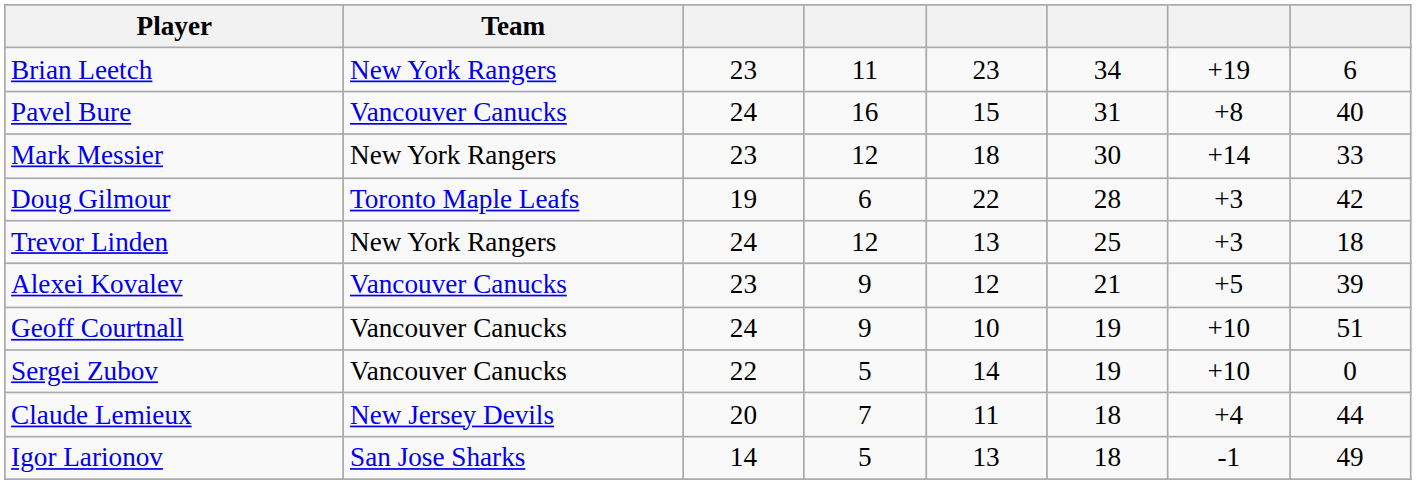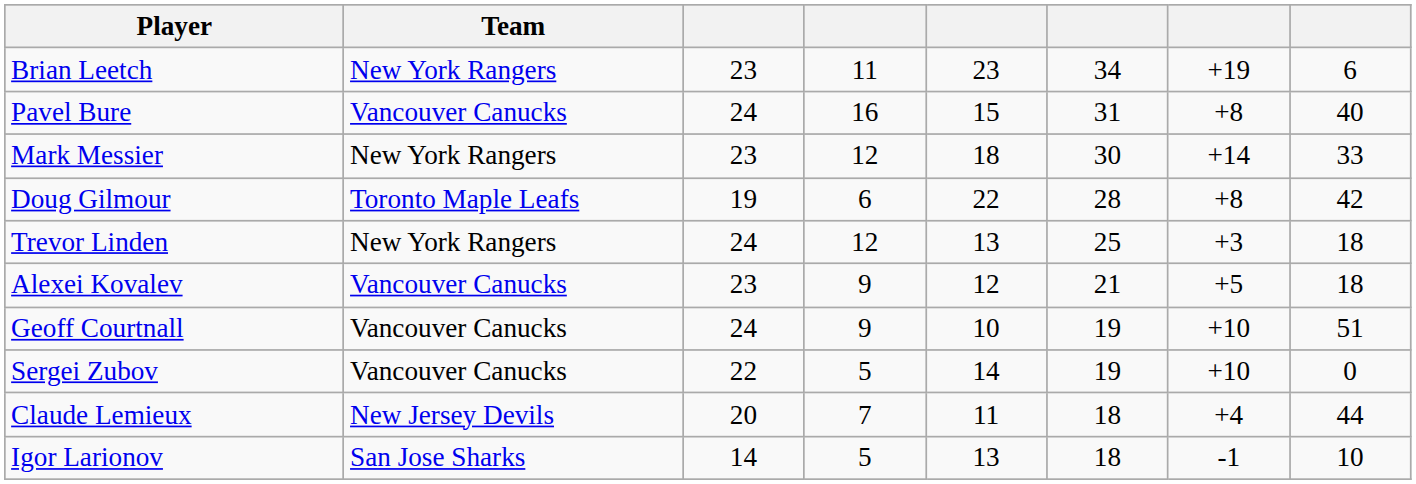(1229, 198) +3 -> (1229, 198) +8
(1350, 284) 39 -> (1350, 284) 18
(1350, 457) 49 -> (1350, 457) 10
